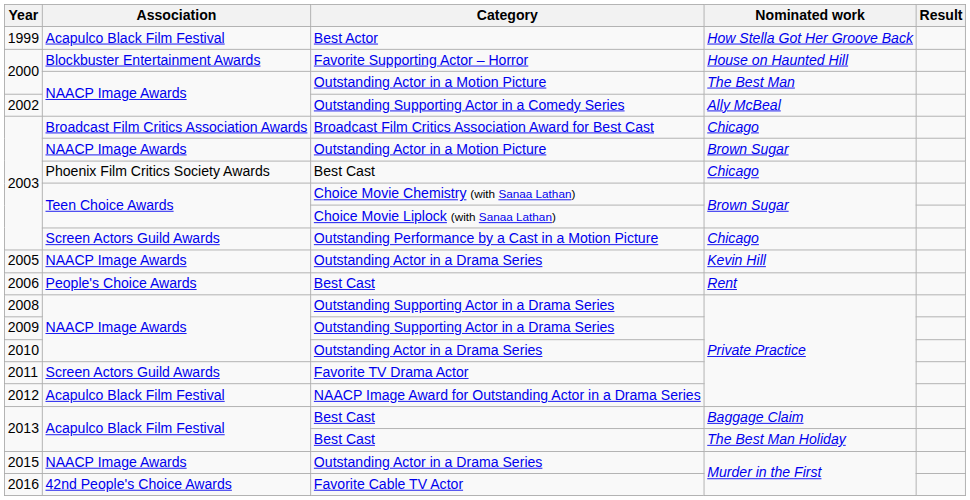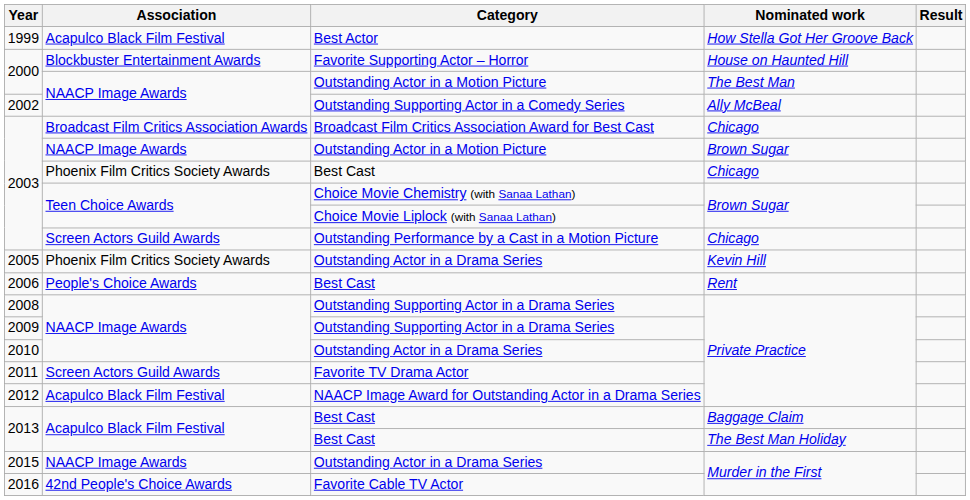(116, 261) NAACP Image Awards -> (158, 261) Phoenix Film Critics Society Awards
